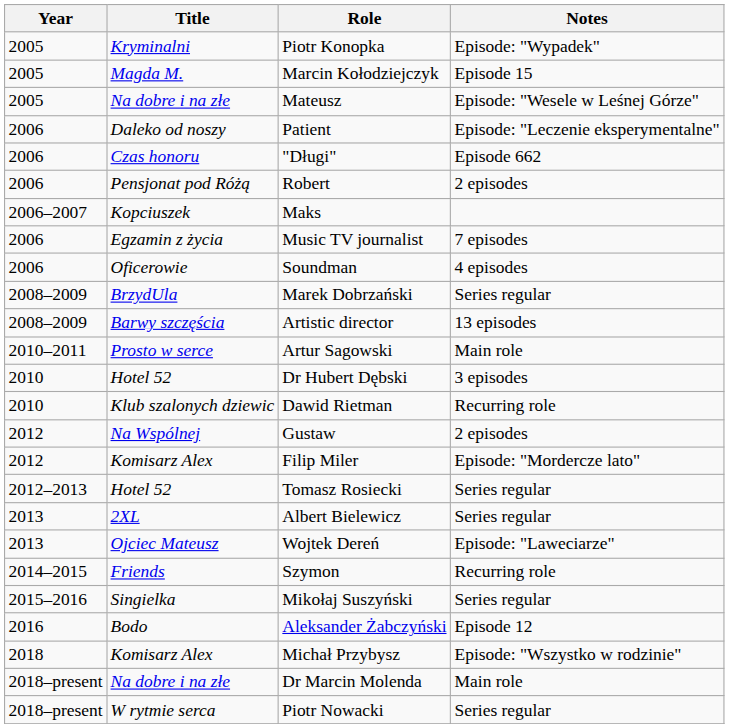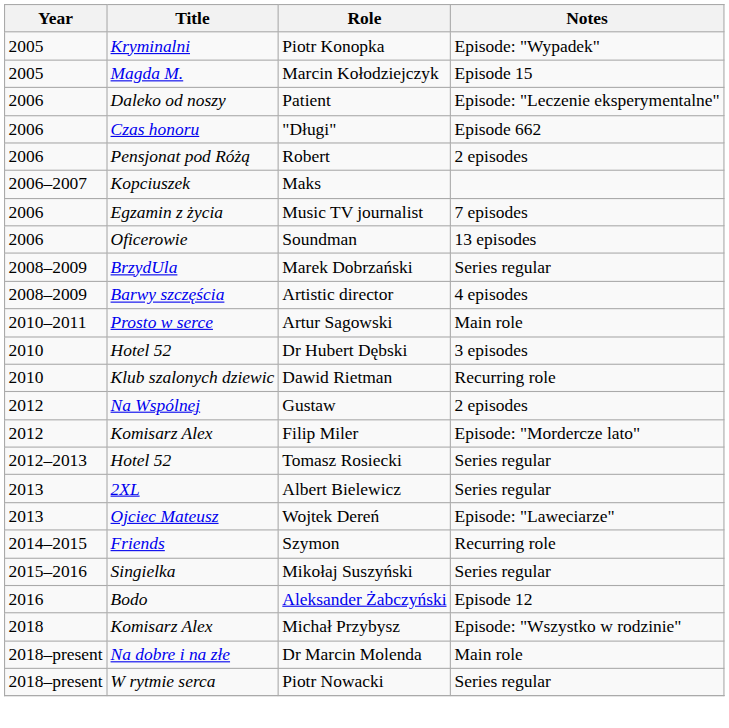- row: (312, 101)
(491, 267) 4 episodes -> (495, 239) 13 episodes
(495, 322) 13 episodes -> (491, 294) 4 episodes
